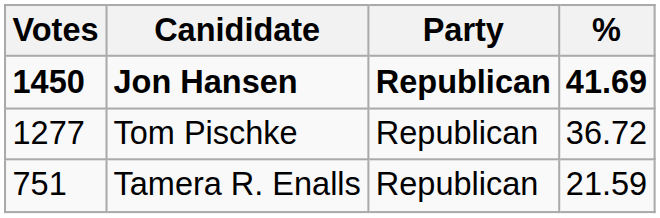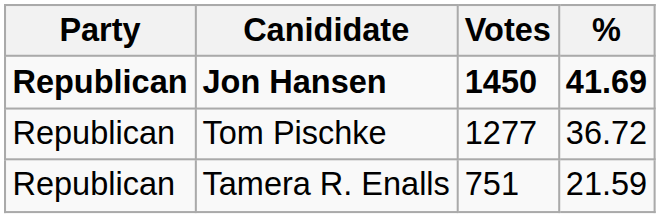columns swapped: (463, 30) <-> (56, 30)
